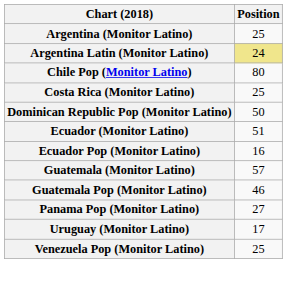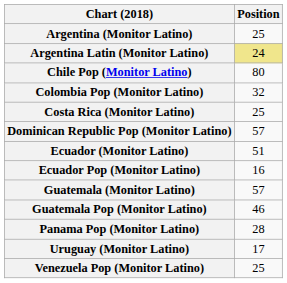+ row: (119, 92)
(258, 111) 50 -> (258, 131) 57
(258, 209) 27 -> (258, 229) 28
